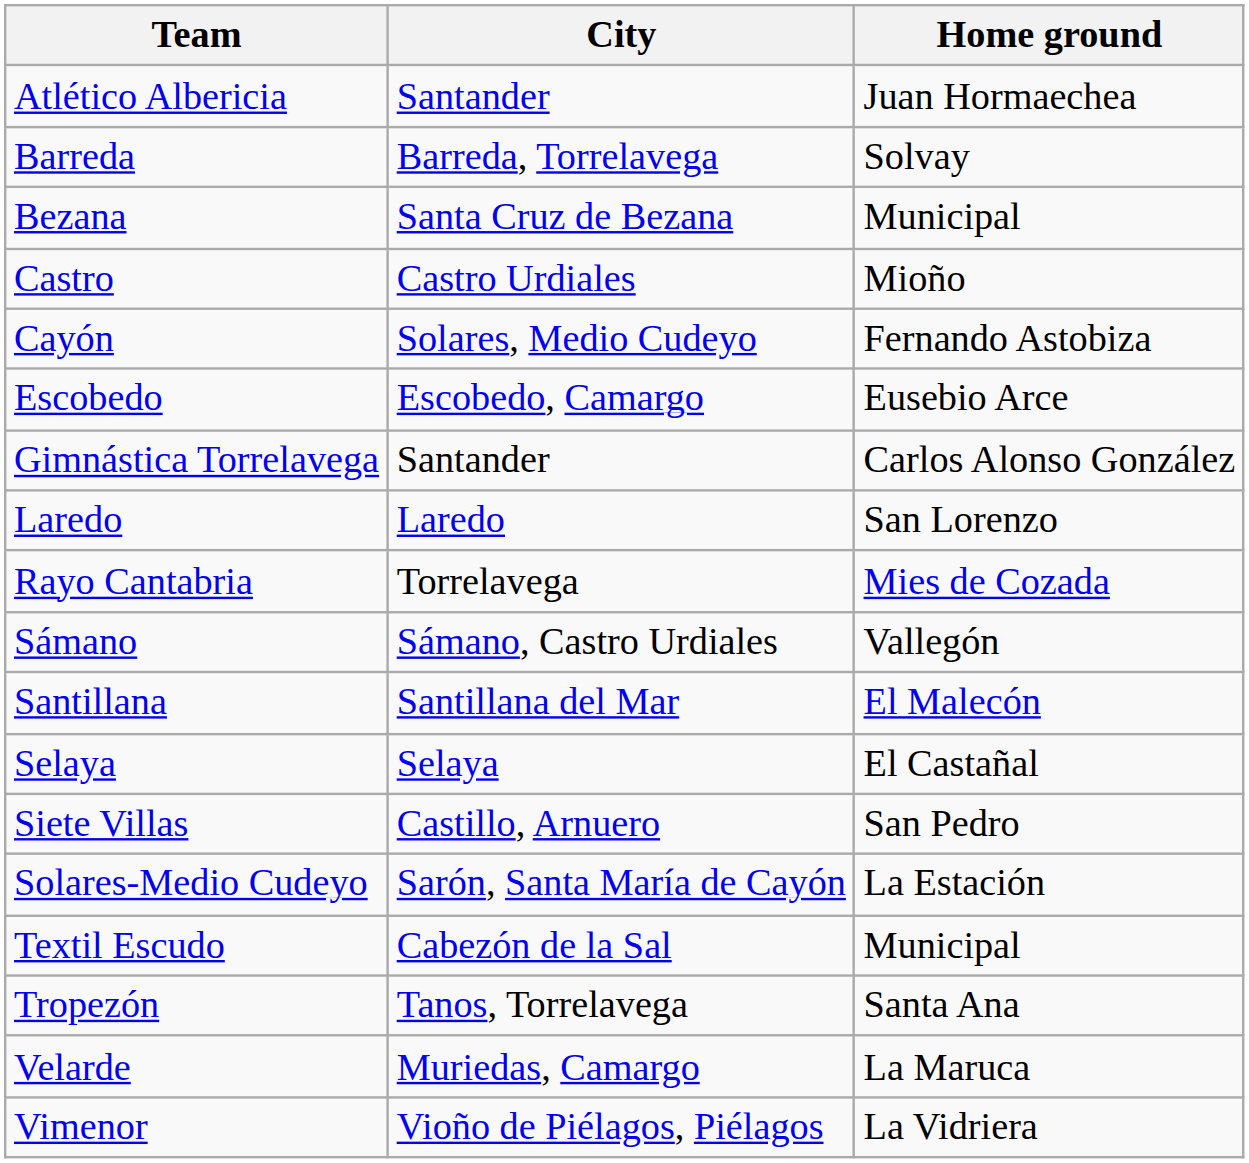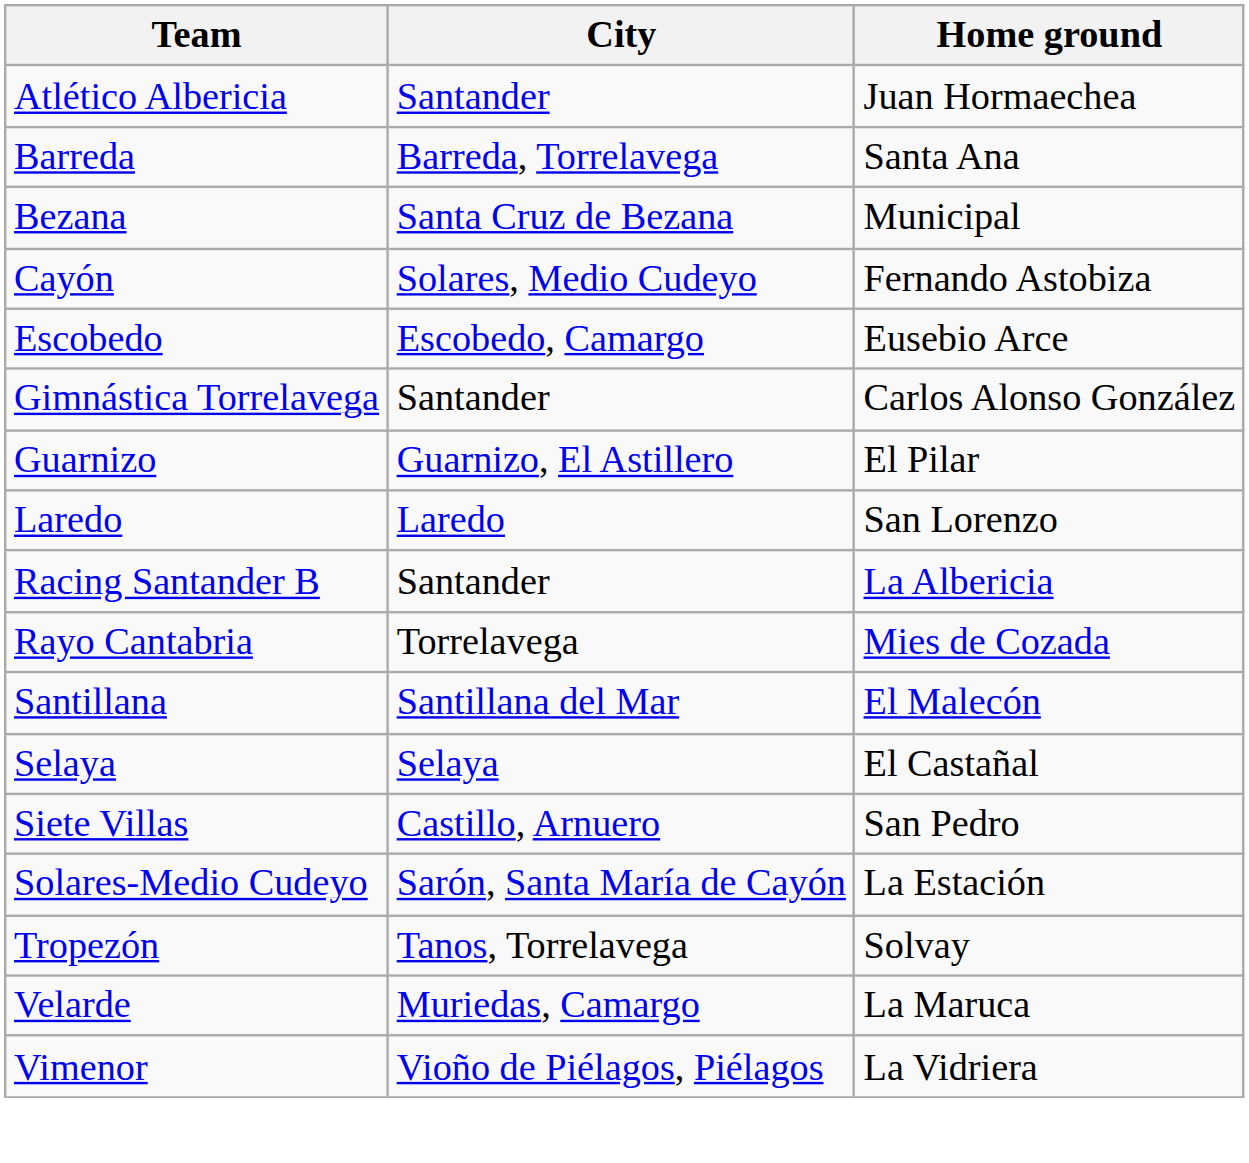(917, 156) Solvay -> (942, 156) Santa Ana
- row: (64, 277)
+ row: (85, 459)
+ row: (167, 580)
- row: (76, 641)
- row: (119, 944)
(942, 1005) Santa Ana -> (917, 944) Solvay
